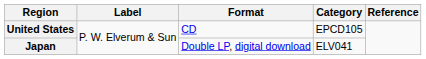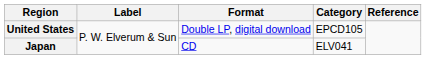(189, 29) CD -> (246, 29) Double LP, digital download
(246, 46) Double LP, digital download -> (189, 46) CD
